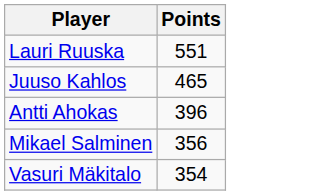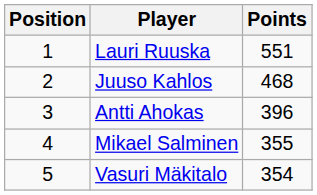+ column: (48, 19)
(191, 81) 465 -> (277, 81) 468
(191, 143) 356 -> (277, 143) 355
